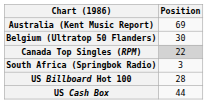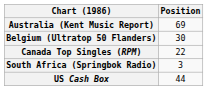(181, 52) lightgrey background -> (181, 52) no background
- row: (81, 79)
